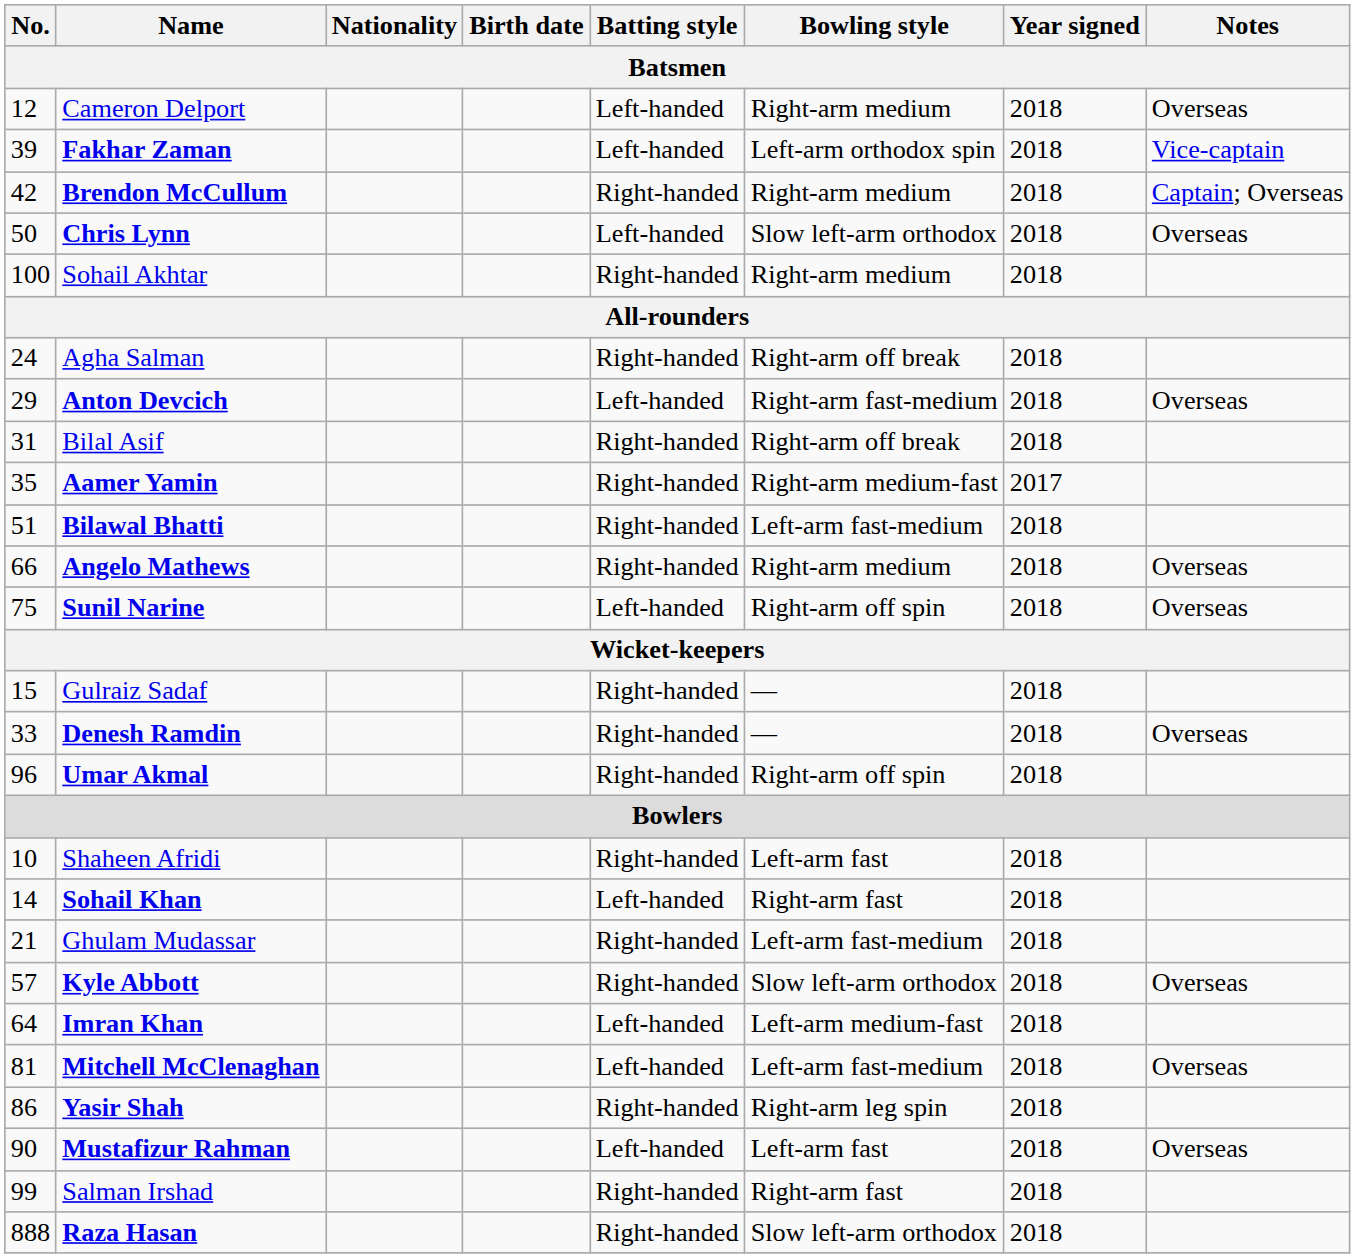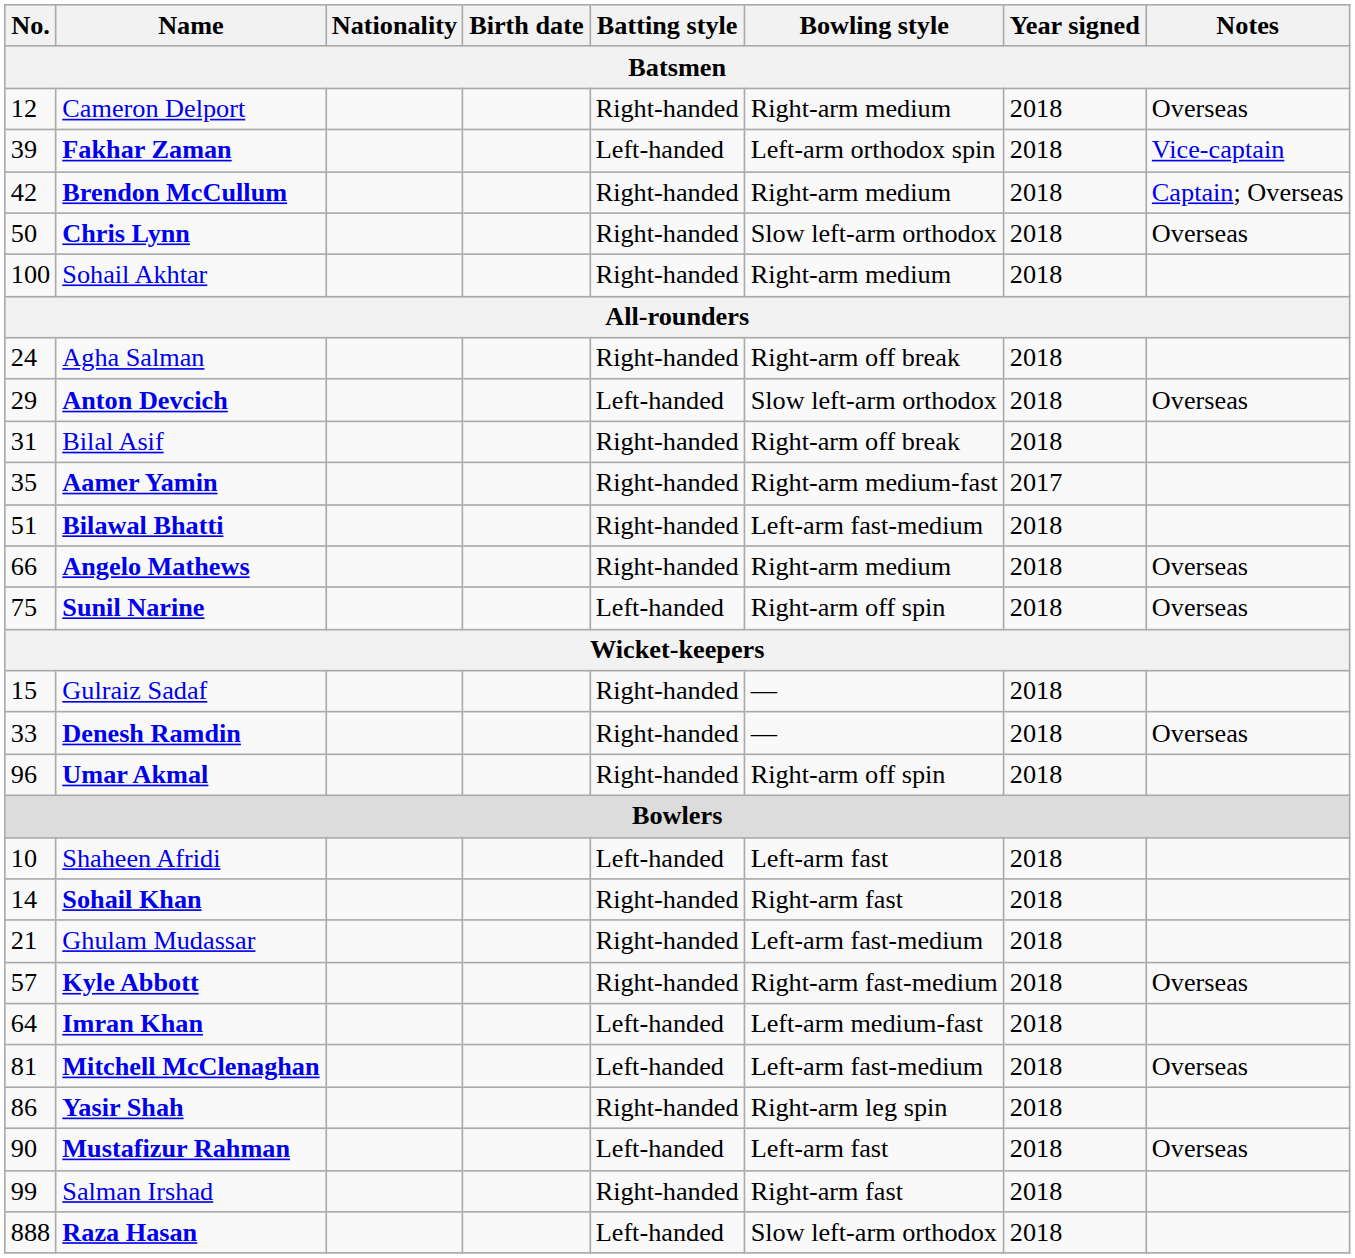(660, 108) Left-handed -> (667, 108) Right-handed
(660, 233) Left-handed -> (667, 233) Right-handed
(874, 399) Right-arm fast-medium -> (874, 399) Slow left-arm orthodox
(667, 857) Right-handed -> (660, 857) Left-handed
(660, 899) Left-handed -> (667, 899) Right-handed
(874, 982) Slow left-arm orthodox -> (874, 982) Right-arm fast-medium
(667, 1232) Right-handed -> (660, 1232) Left-handed
